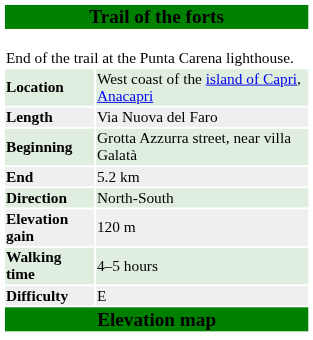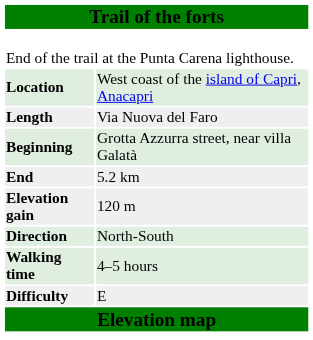rows swapped: (36, 197) <-> (37, 227)
